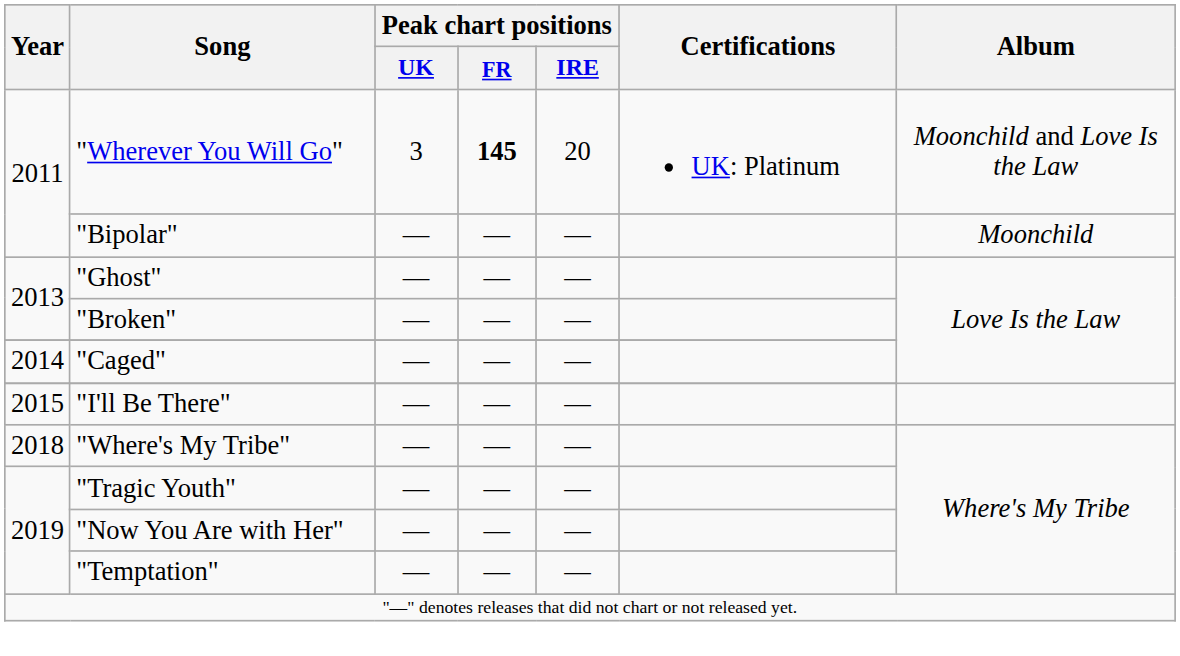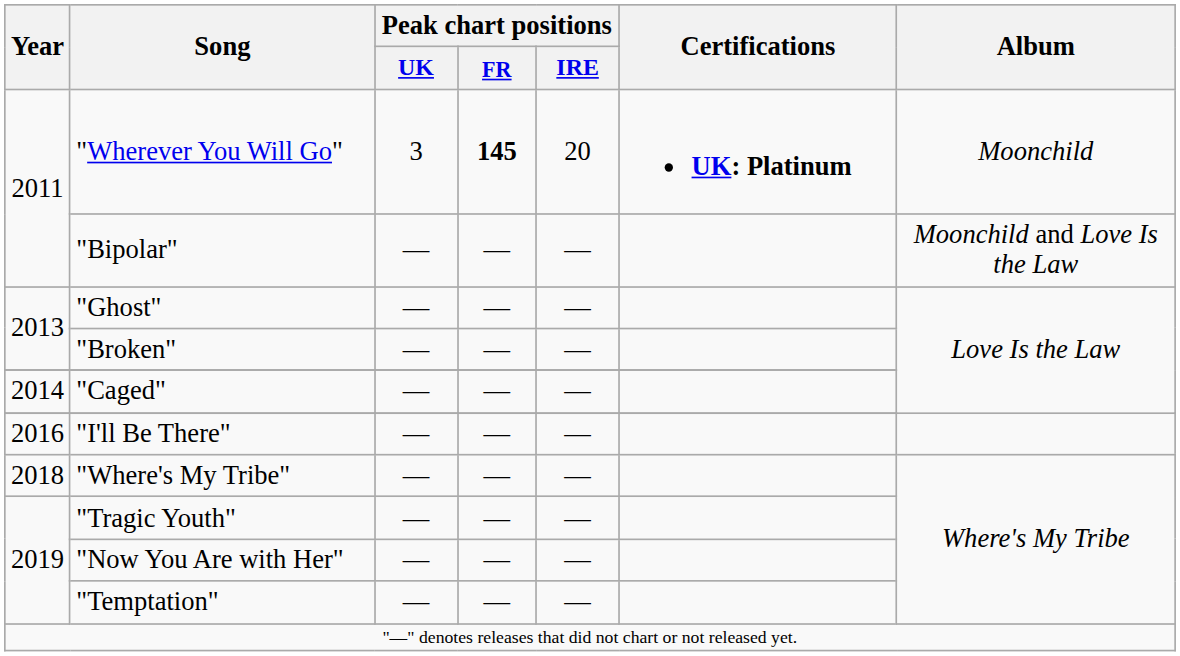(758, 167) normal -> (758, 167) bold
(1036, 151) Moonchild and Love Is the Law -> (1036, 151) Moonchild
(1036, 234) Moonchild -> (1036, 249) Moonchild and Love Is the Law
(38, 403) 2015 -> (38, 433) 2016
